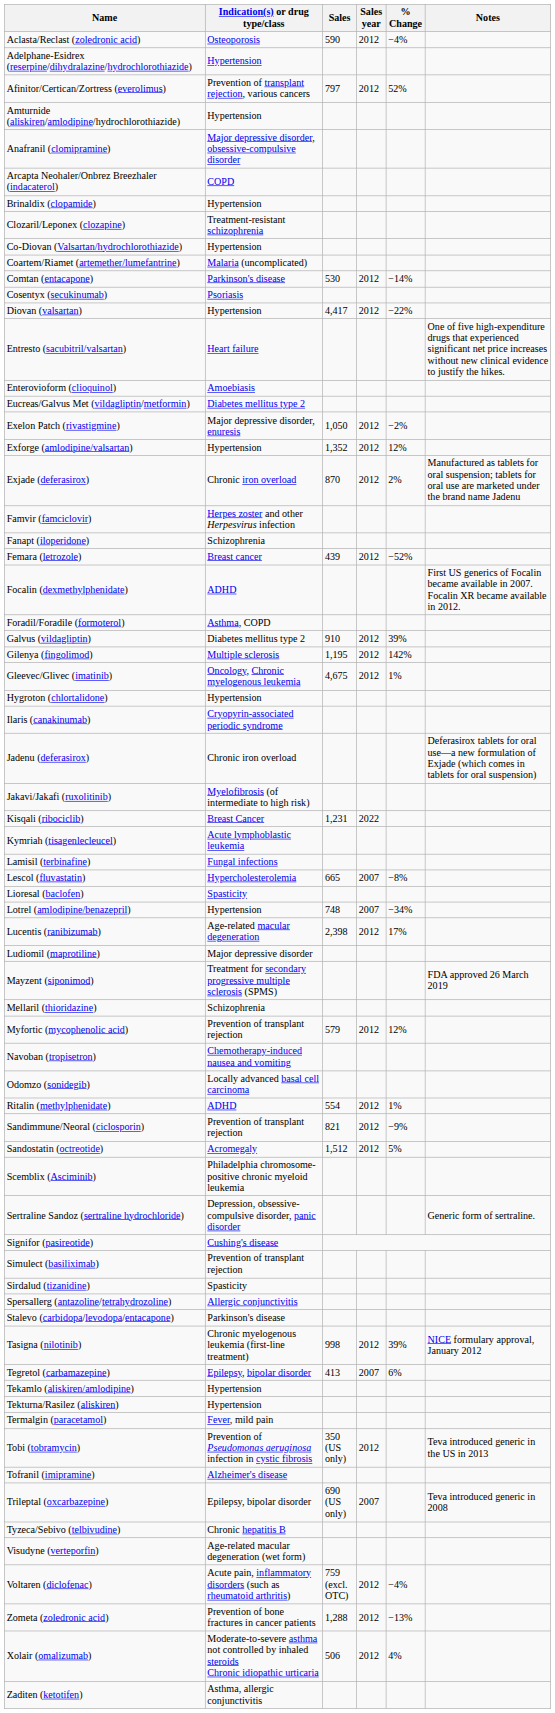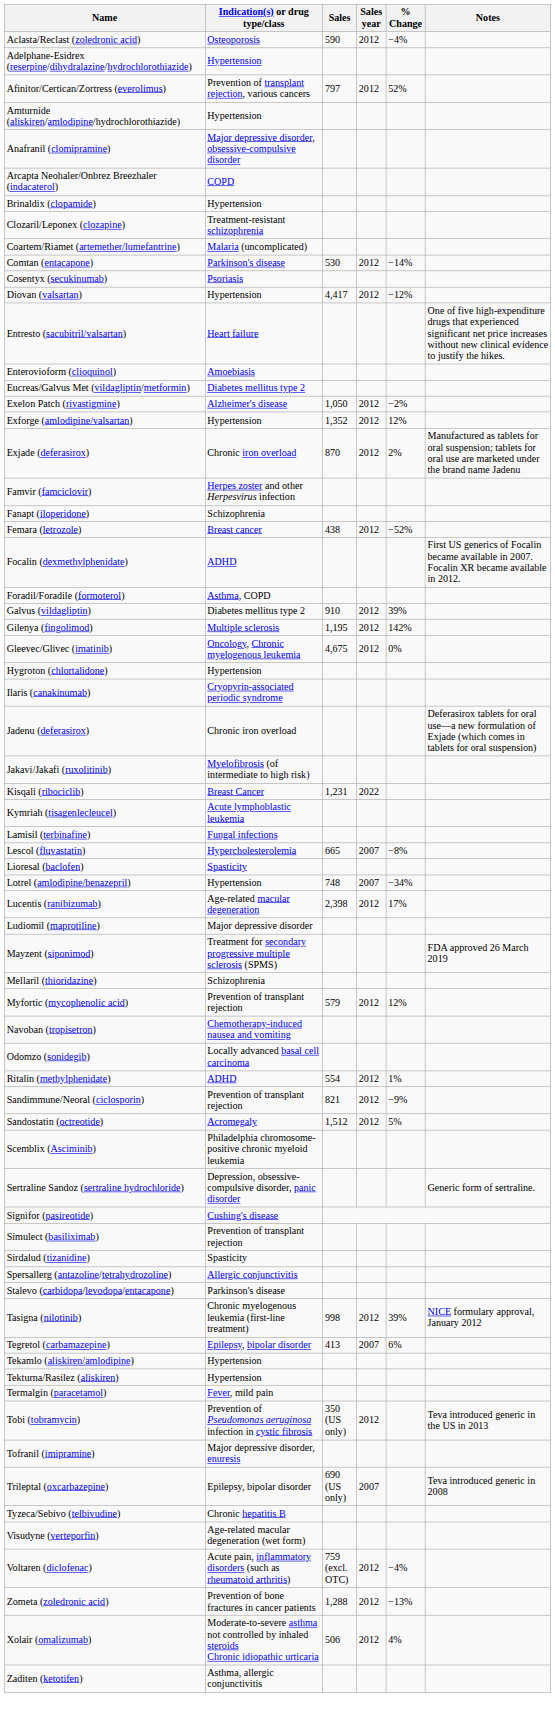- row: (94, 247)
(400, 311) −22% -> (400, 295) −12%
(261, 426) Major depressive disorder, enuresis -> (247, 404) Alzheimer's disease
(333, 556) 439 -> (333, 529) 438
(395, 676) 1% -> (395, 649) 0%
(247, 1475) Alzheimer's disease -> (261, 1453) Major depressive disorder, enuresis
